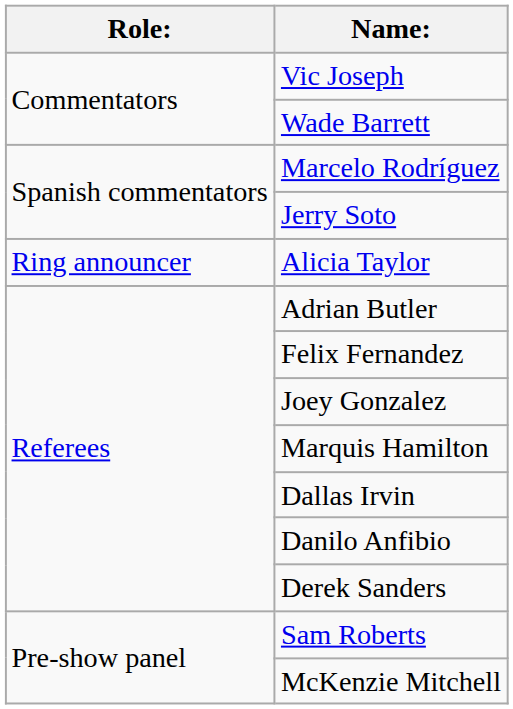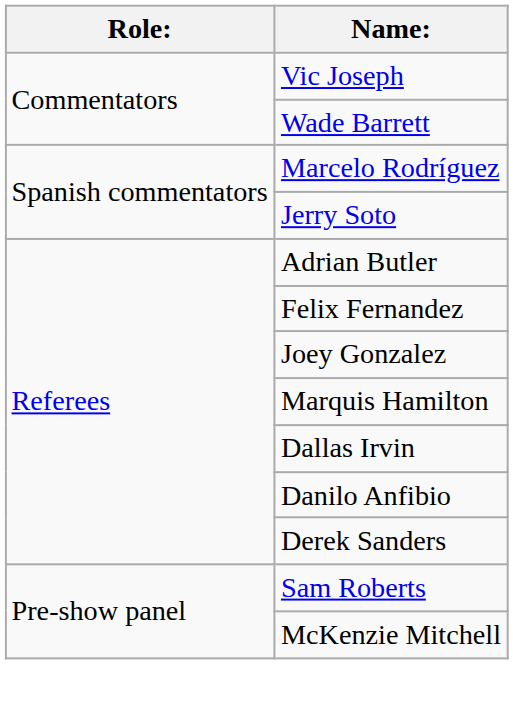- row: (355, 261)
